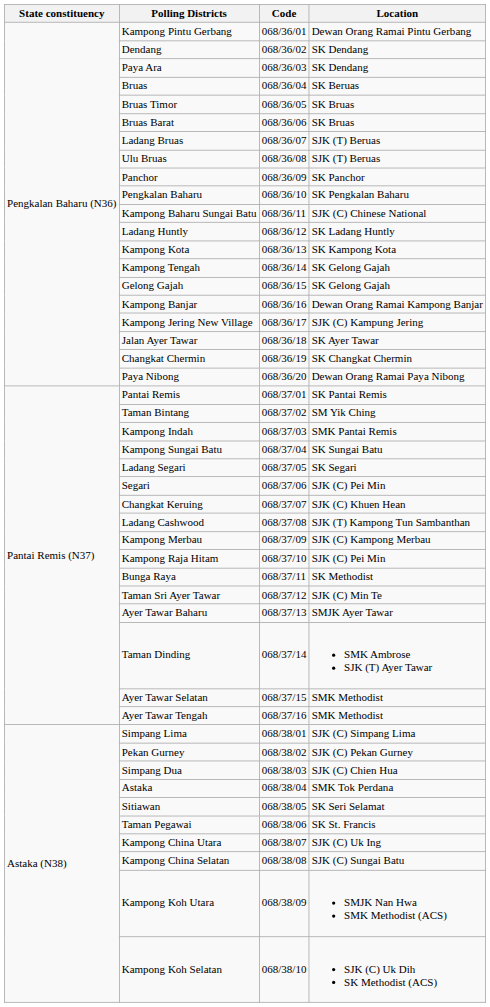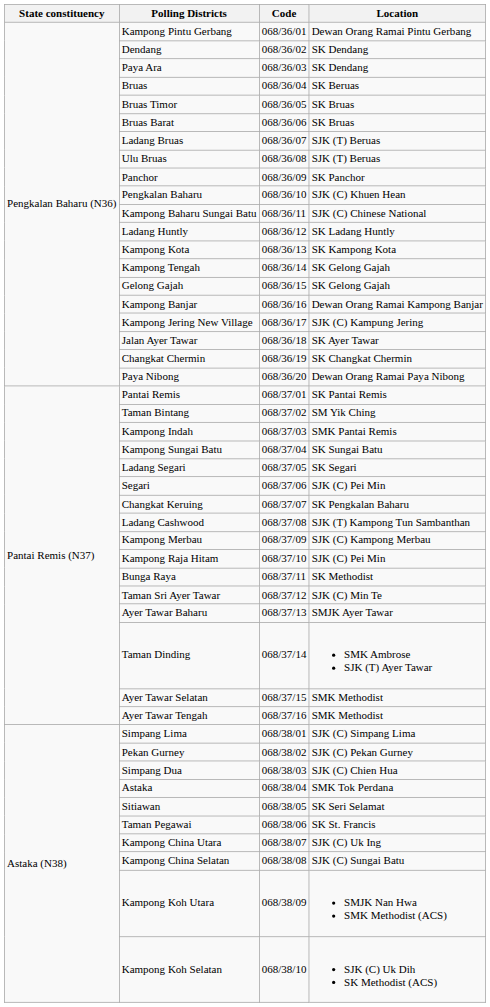(360, 194) SK Pengkalan Baharu -> (359, 194) SJK (C) Khuen Hean
(359, 503) SJK (C) Khuen Hean -> (360, 503) SK Pengkalan Baharu
